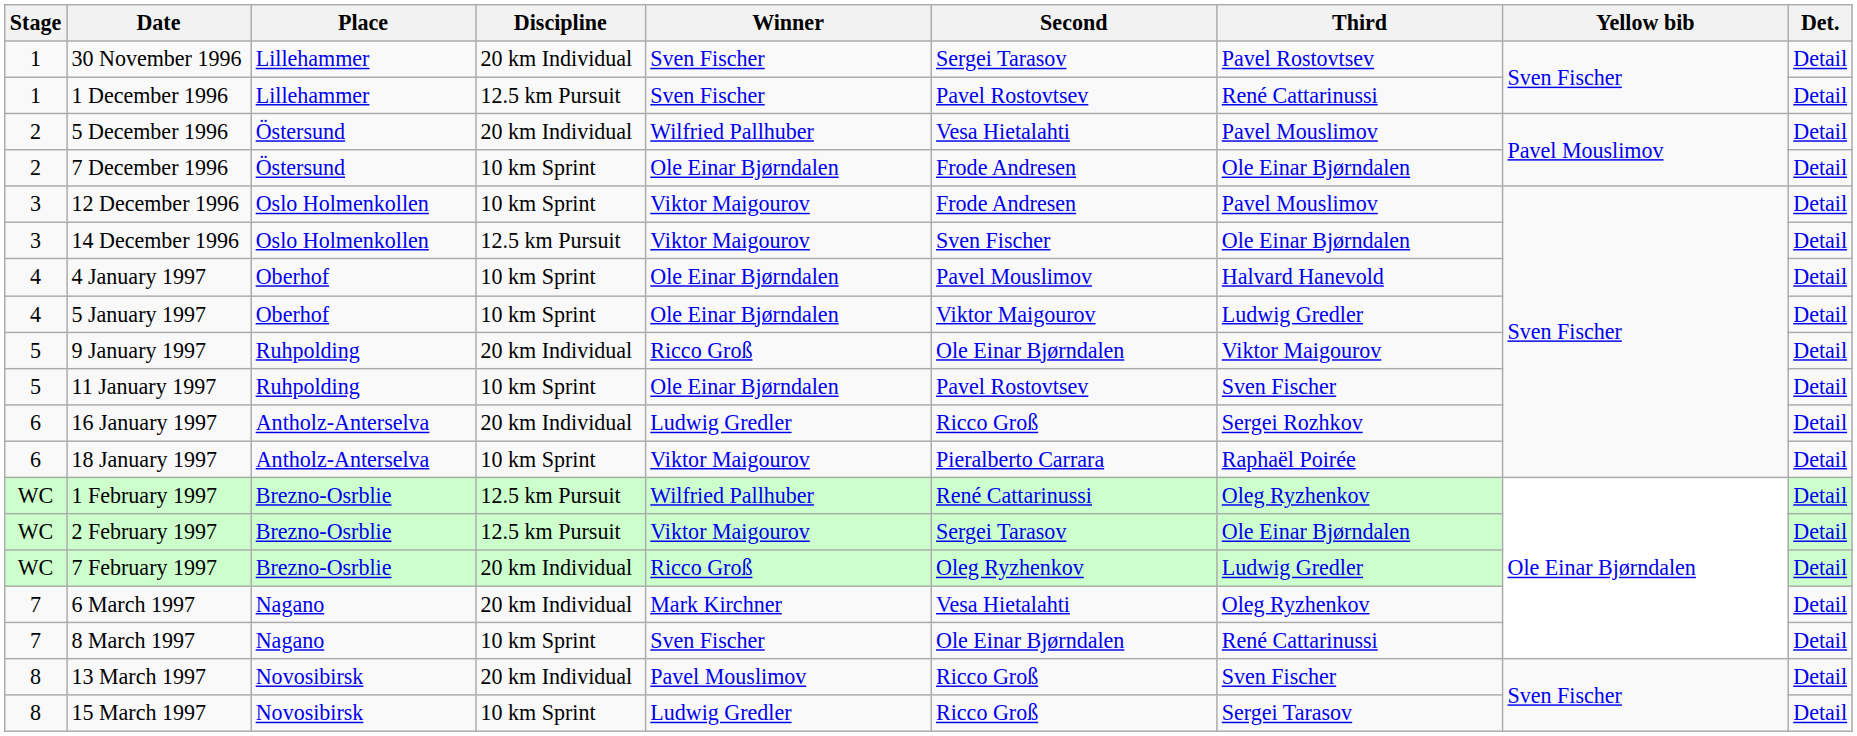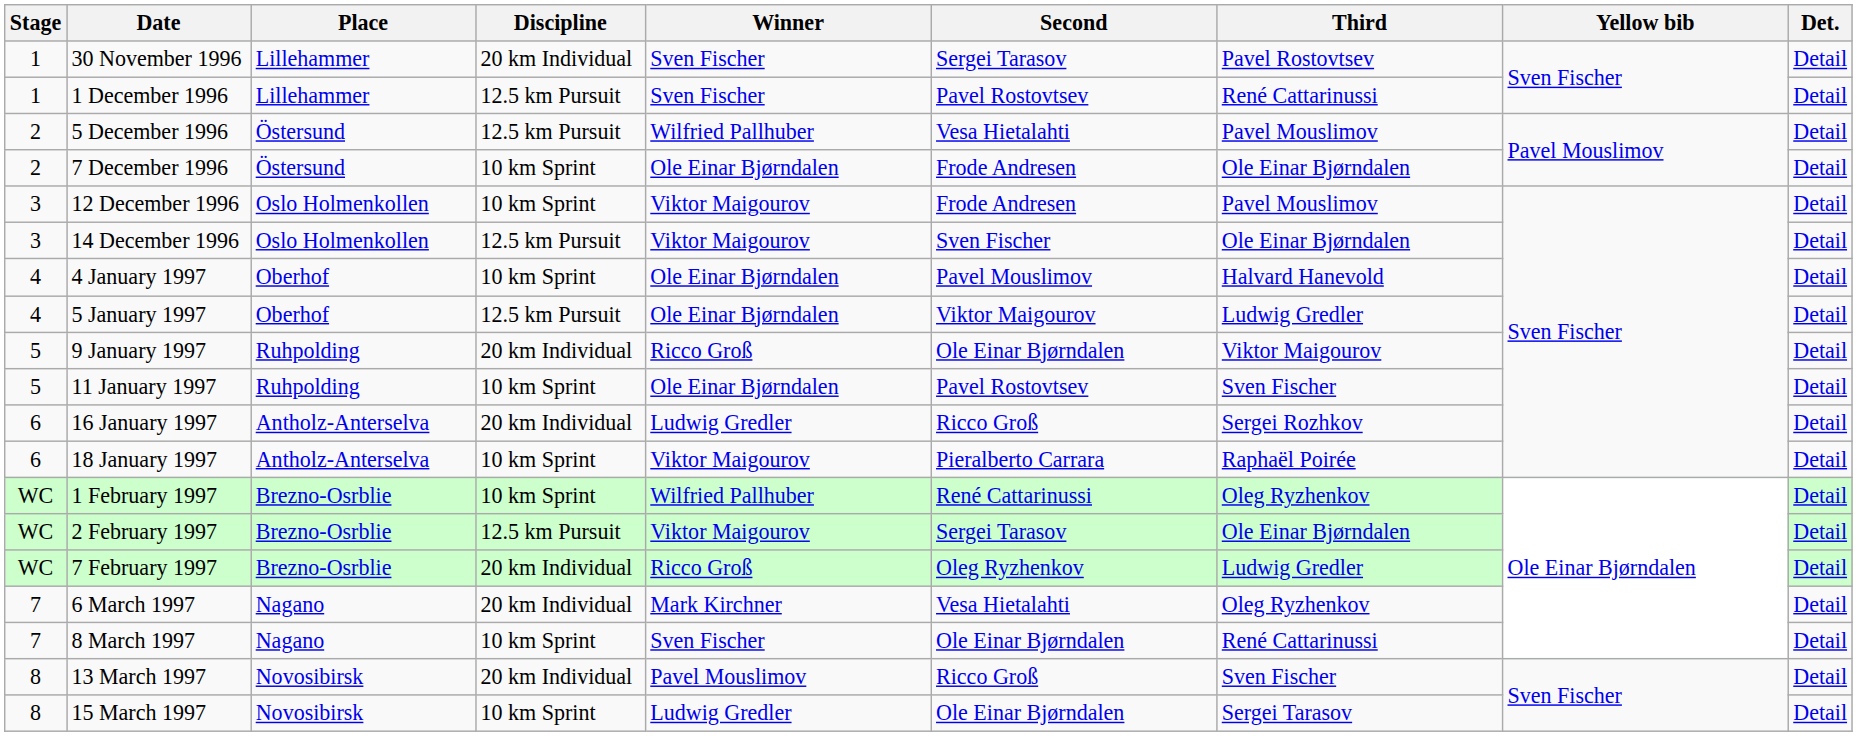(556, 131) 20 km Individual -> (551, 131) 12.5 km Pursuit
(538, 313) 10 km Sprint -> (551, 313) 12.5 km Pursuit
(551, 495) 12.5 km Pursuit -> (538, 495) 10 km Sprint
(987, 713) Ricco Groß -> (1030, 713) Ole Einar Bjørndalen
